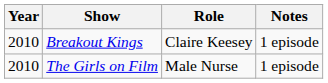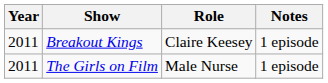(24, 41) 2010 -> (23, 41) 2011
(24, 66) 2010 -> (23, 66) 2011
